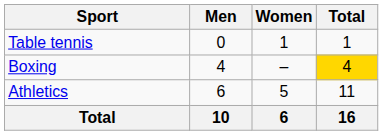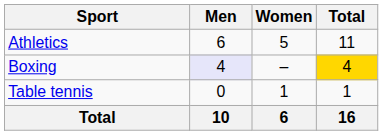rows swapped: (38, 92) <-> (50, 42)
(221, 67) no background -> (221, 67) lavender background
